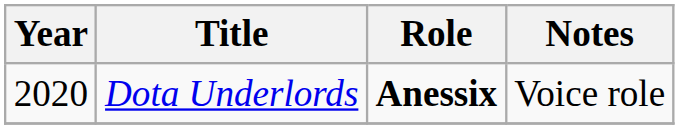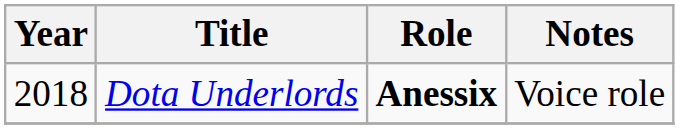(51, 92) 2020 -> (51, 92) 2018
